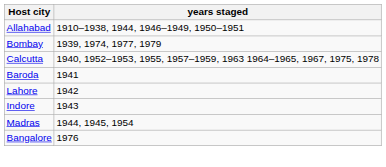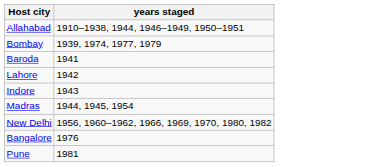- row: (25, 59)
+ row: (29, 122)
+ row: (18, 153)
